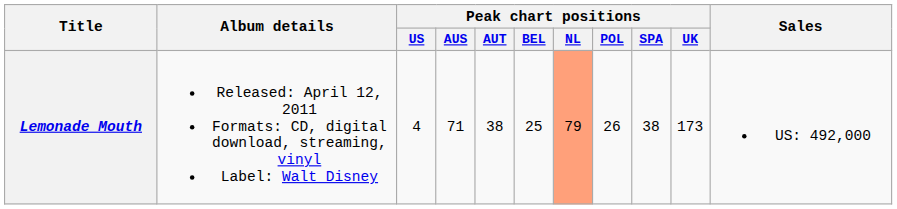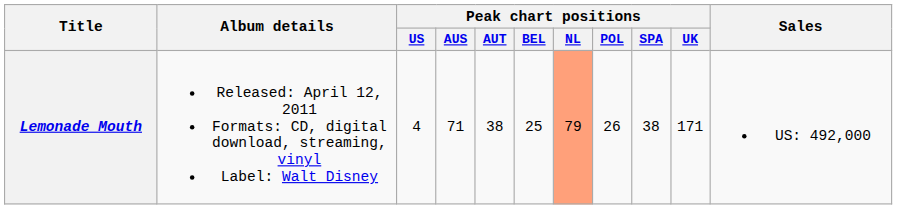(690, 127) 173 -> (690, 127) 171
